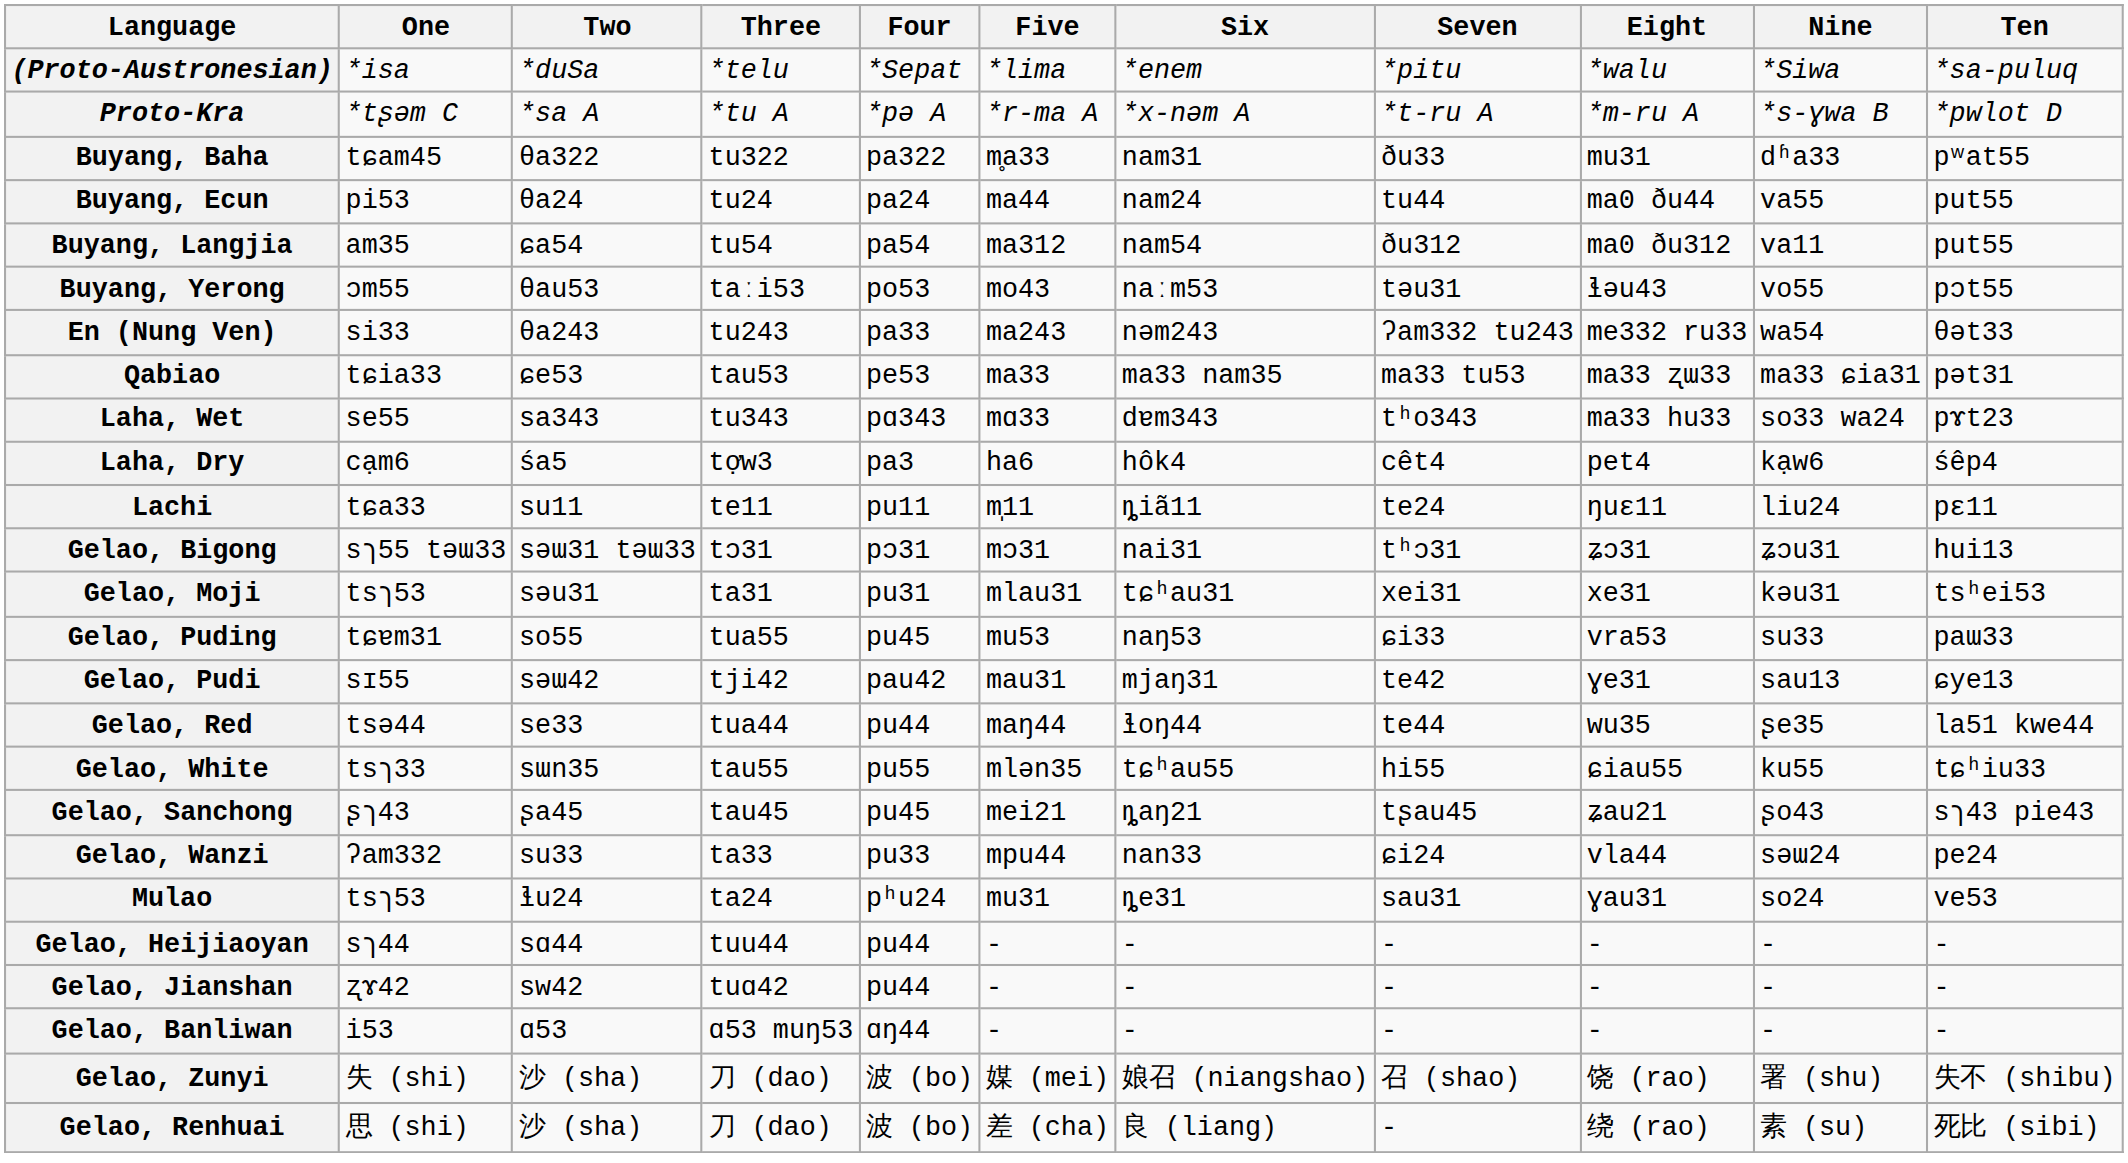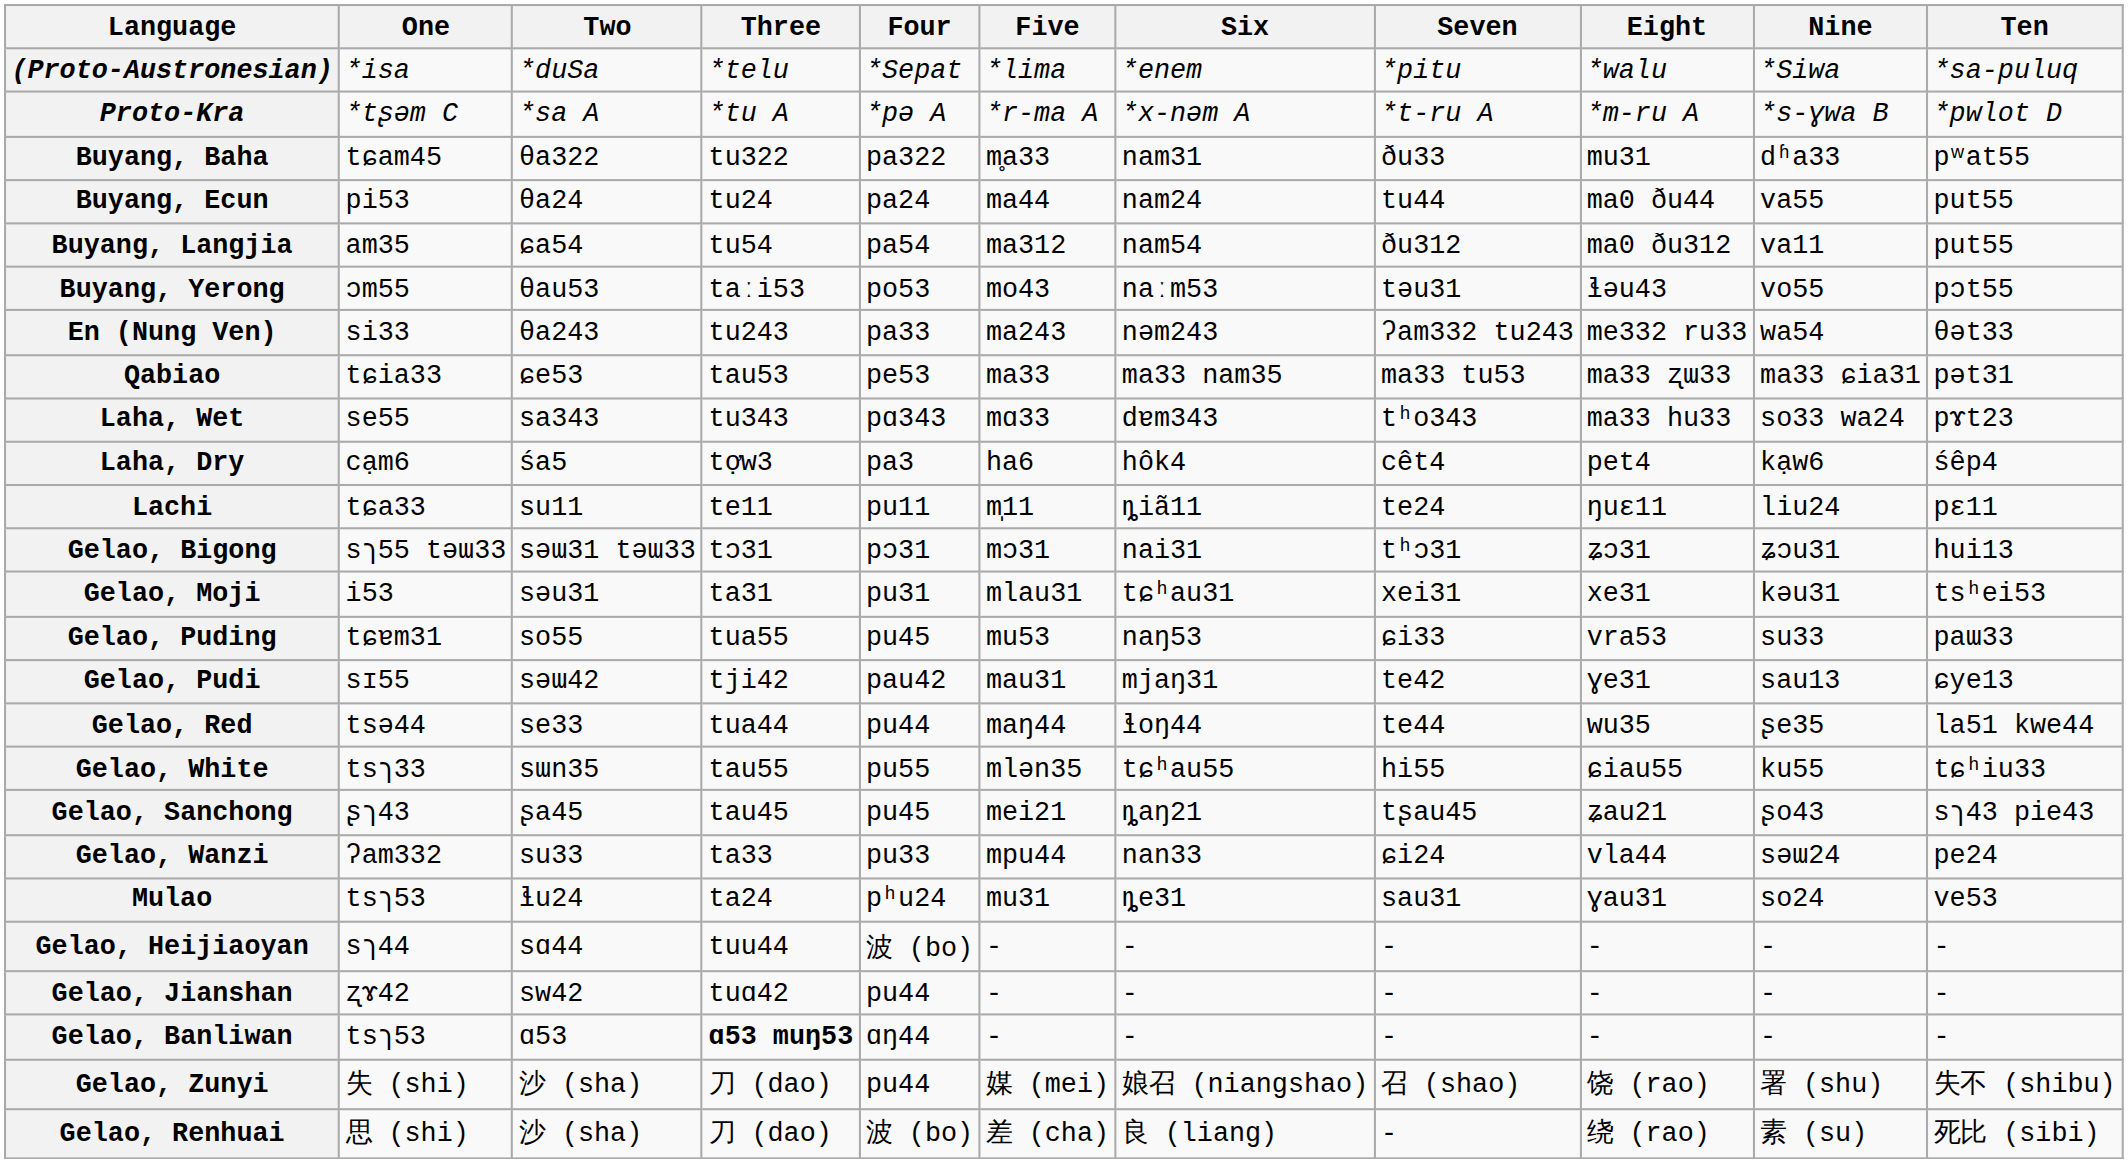(386, 594) tsɿ53 -> (370, 594) i53
(898, 943) pu44 -> (920, 948) 波 (bo)
(370, 1031) i53 -> (386, 1037) tsɿ53
(781, 1031) normal -> (781, 1037) bold
(920, 1078) 波 (bo) -> (898, 1084) pu44
